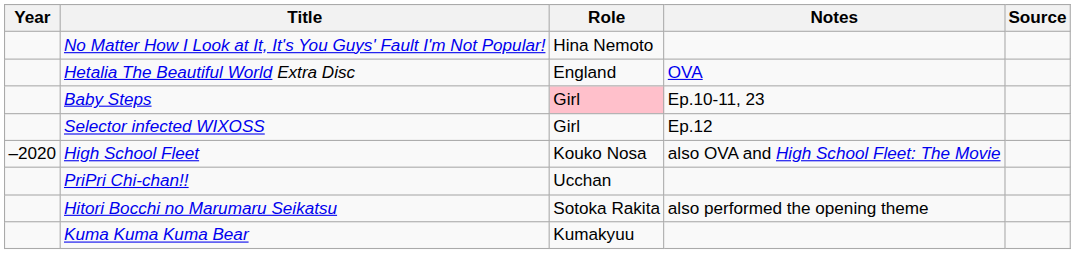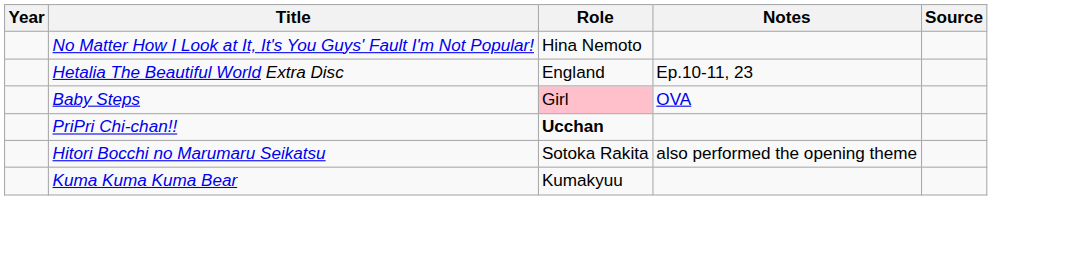(685, 72) OVA -> (705, 72) Ep.10-11, 23
(716, 99) Ep.10-11, 23 -> (674, 99) OVA
- row: (164, 126)
- row: (132, 153)
(582, 180) normal -> (573, 126) bold
